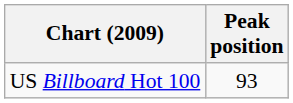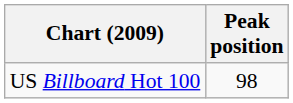(247, 80) 93 -> (247, 80) 98
